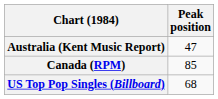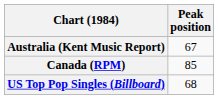(191, 46) 47 -> (191, 46) 67
